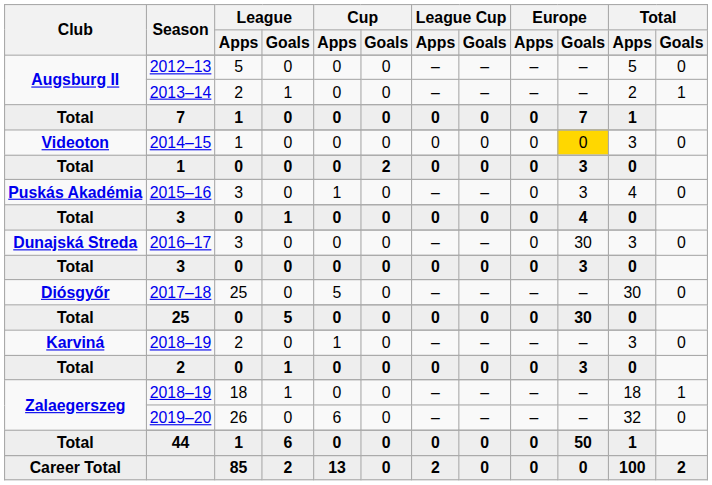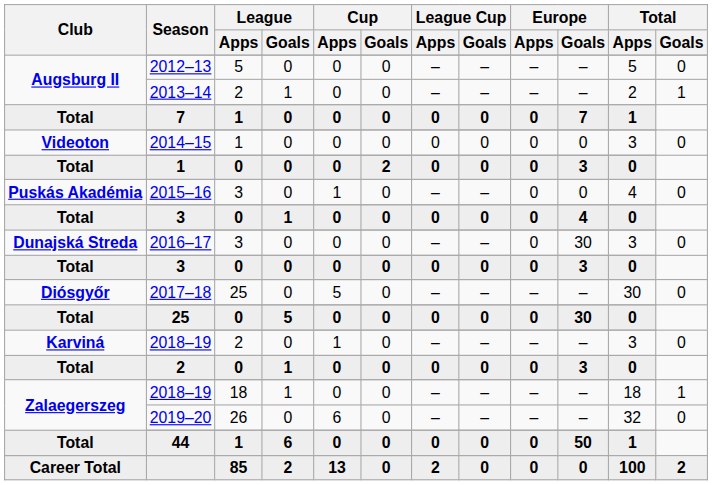(583, 143) gold background -> (583, 143) no background
(583, 193) 3 -> (583, 193) 0
